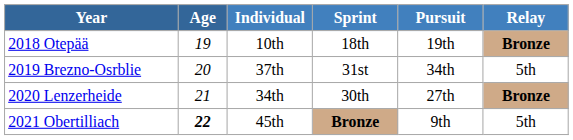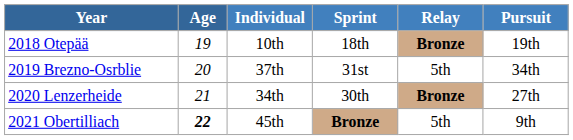columns swapped: (441, 17) <-> (526, 17)
